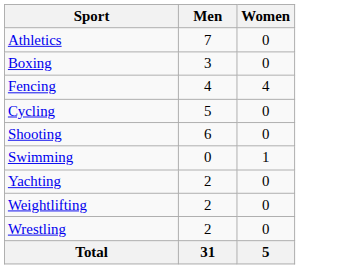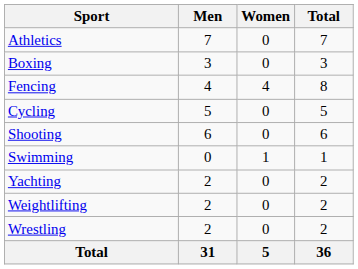+ column: (324, 16)
